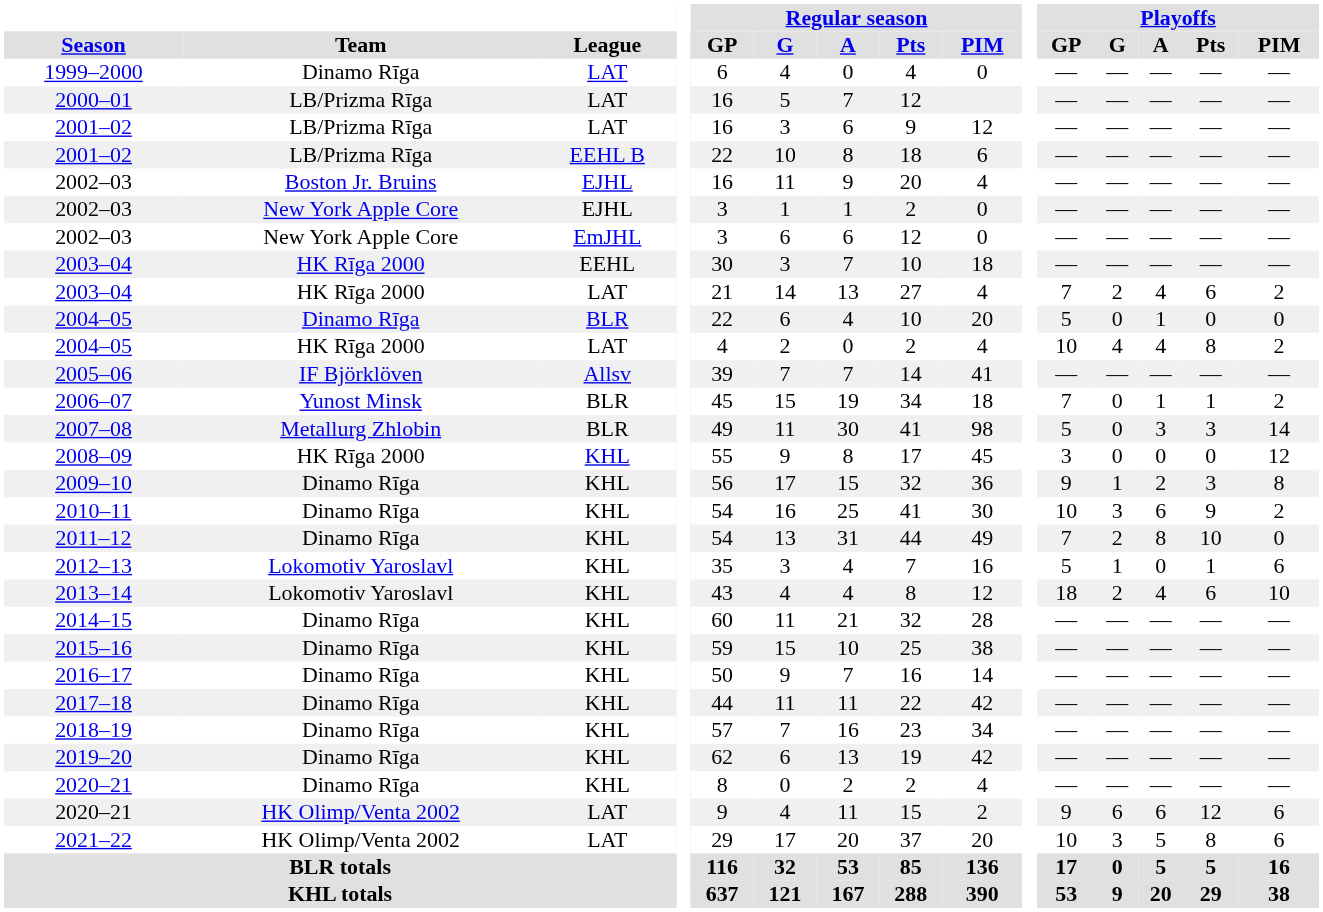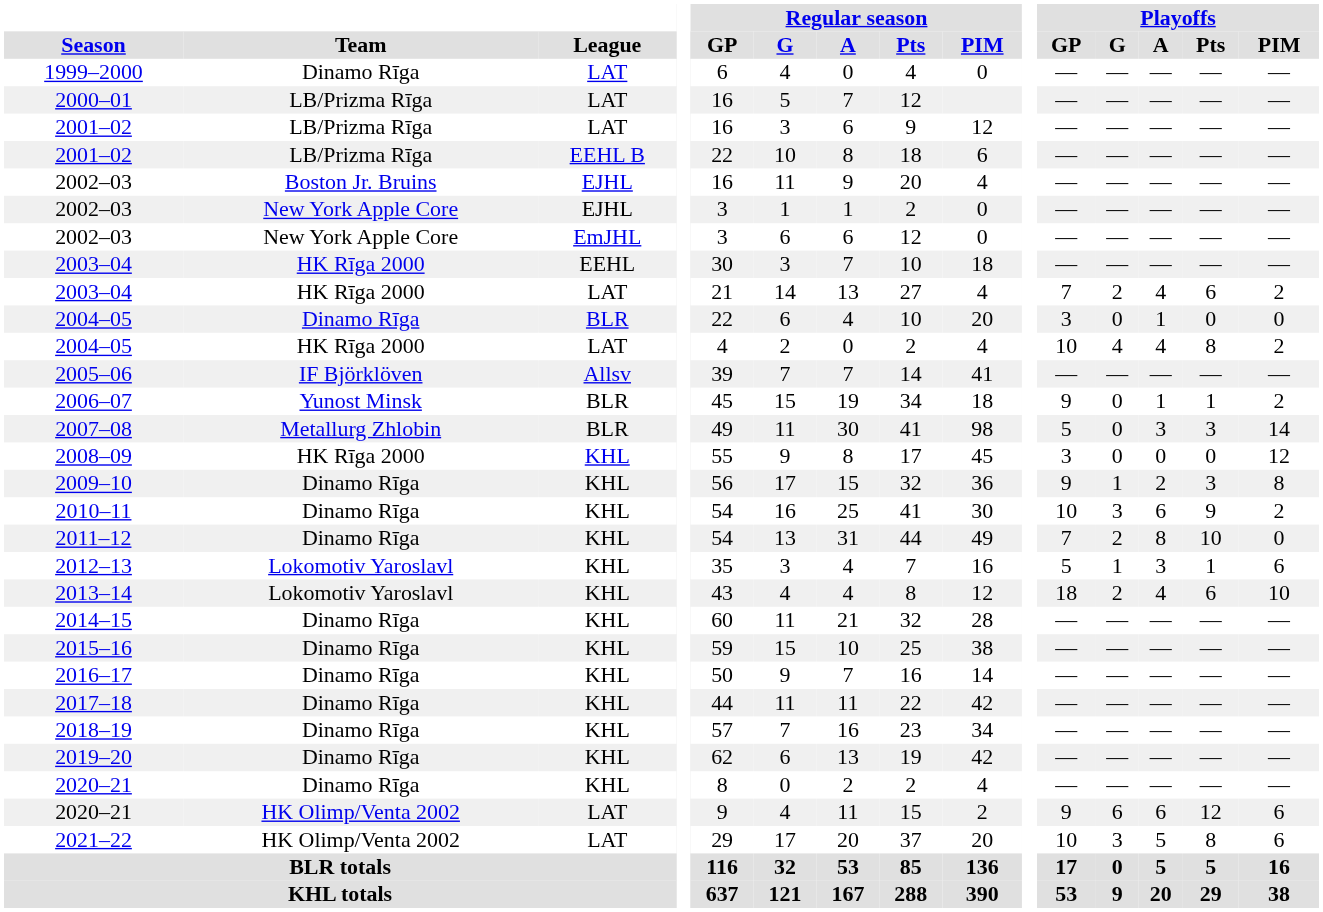(1066, 318) 5 -> (1066, 318) 3
(1066, 401) 7 -> (1066, 401) 9
(1161, 565) 0 -> (1161, 565) 3
